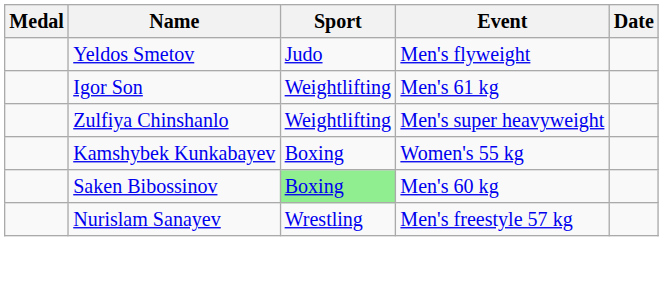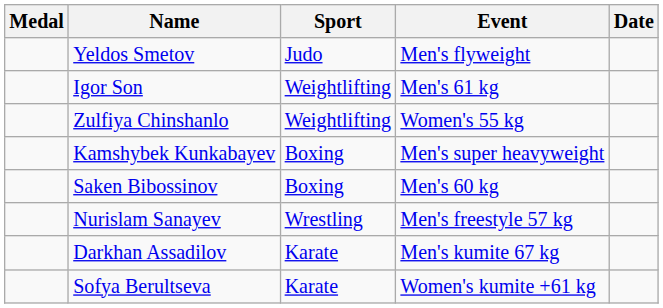(502, 120) Men's super heavyweight -> (462, 120) Women's 55 kg
(462, 153) Women's 55 kg -> (502, 153) Men's super heavyweight
(314, 186) lightgreen background -> (314, 186) no background
+ row: (150, 252)
+ row: (142, 285)
